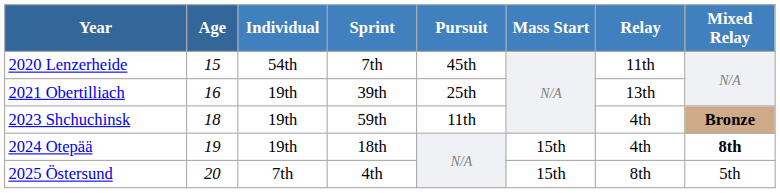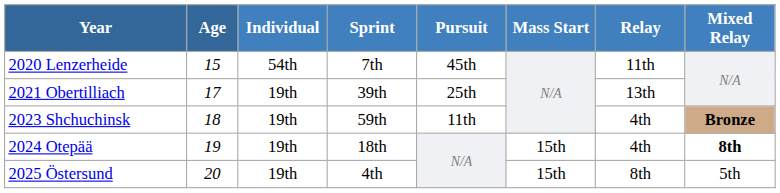(212, 92) 16 -> (212, 92) 17
(283, 174) 7th -> (283, 174) 19th
